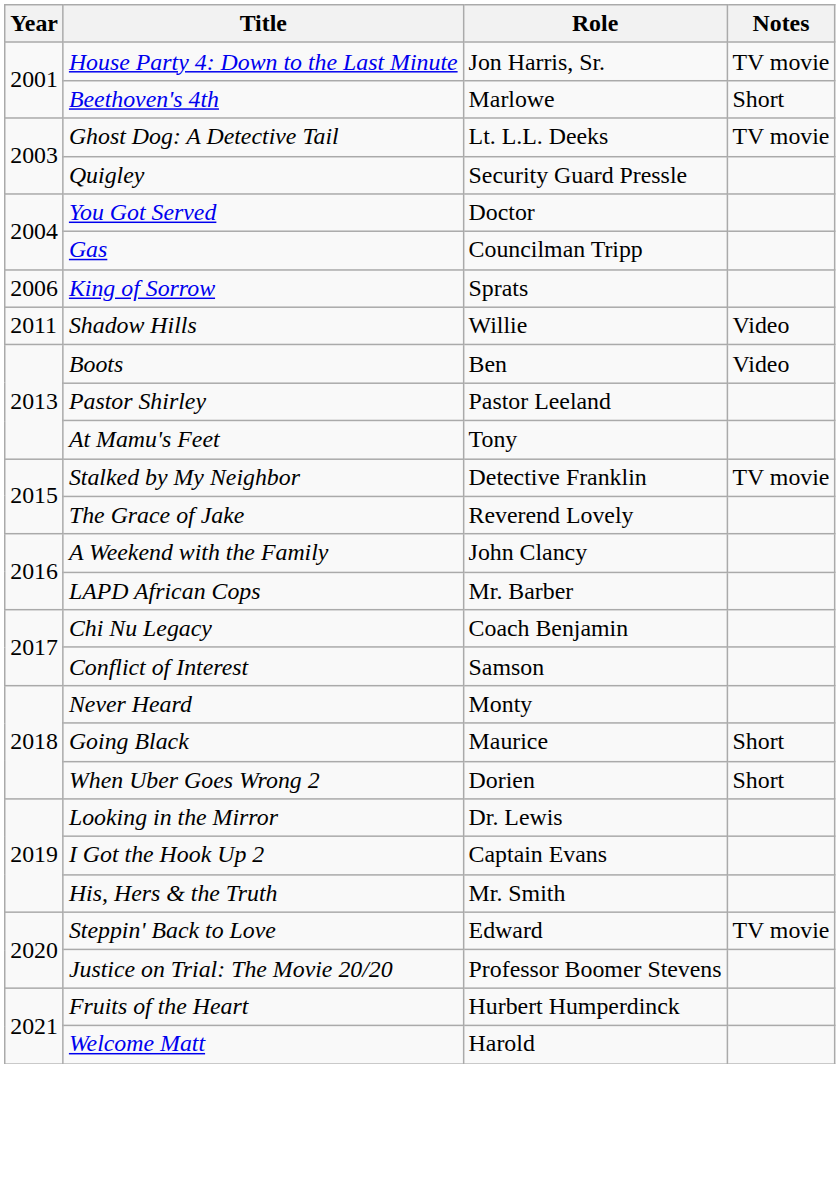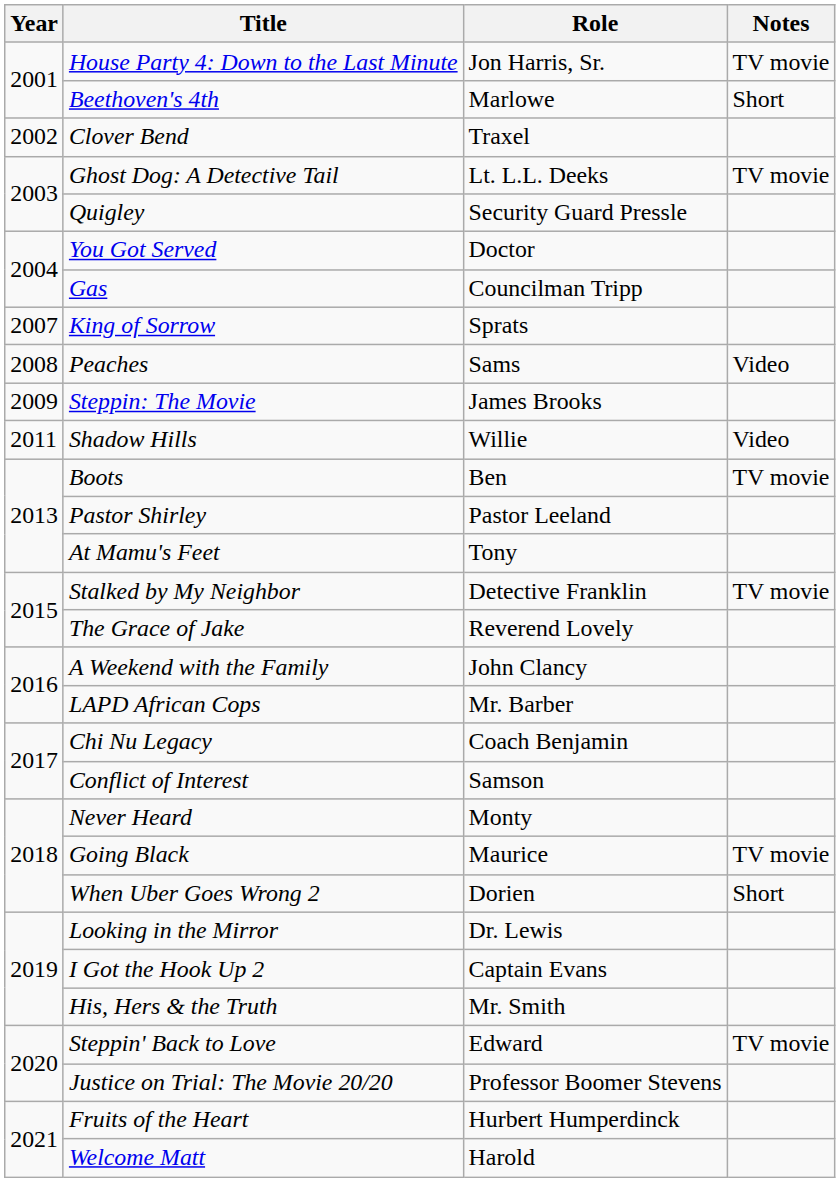+ row: (129, 136)
(34, 288) 2006 -> (34, 325) 2007
+ row: (109, 363)
+ row: (162, 401)
(761, 363) Video -> (781, 477) TV movie
(758, 741) Short -> (781, 855) TV movie
